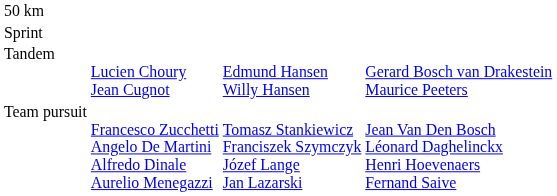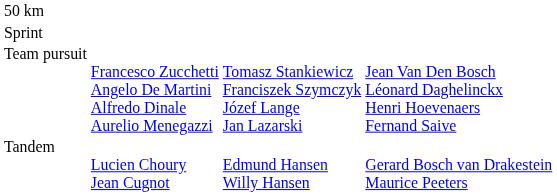rows swapped: (29, 54) <-> (45, 111)
